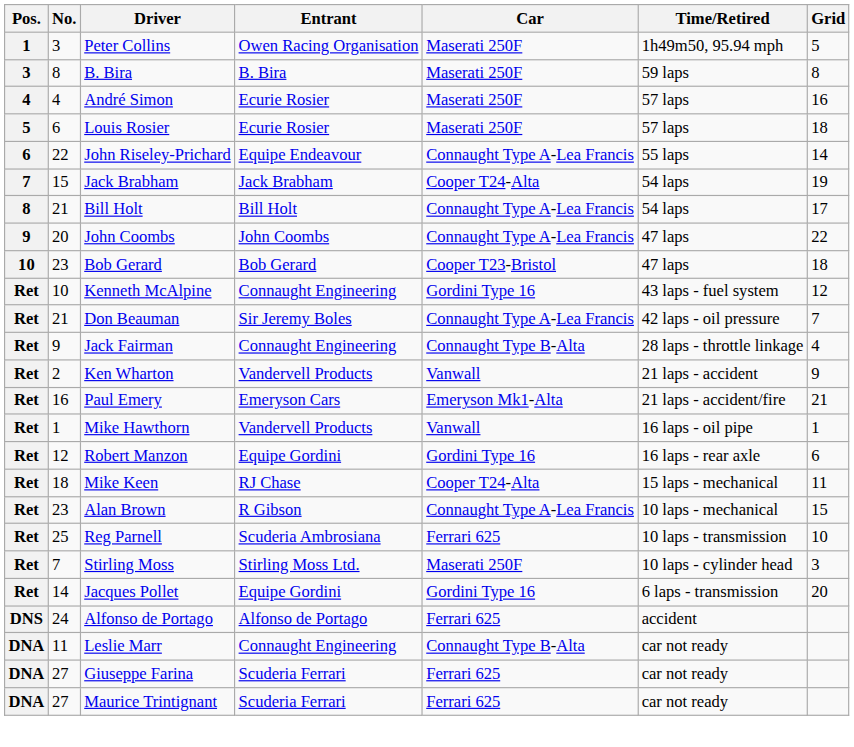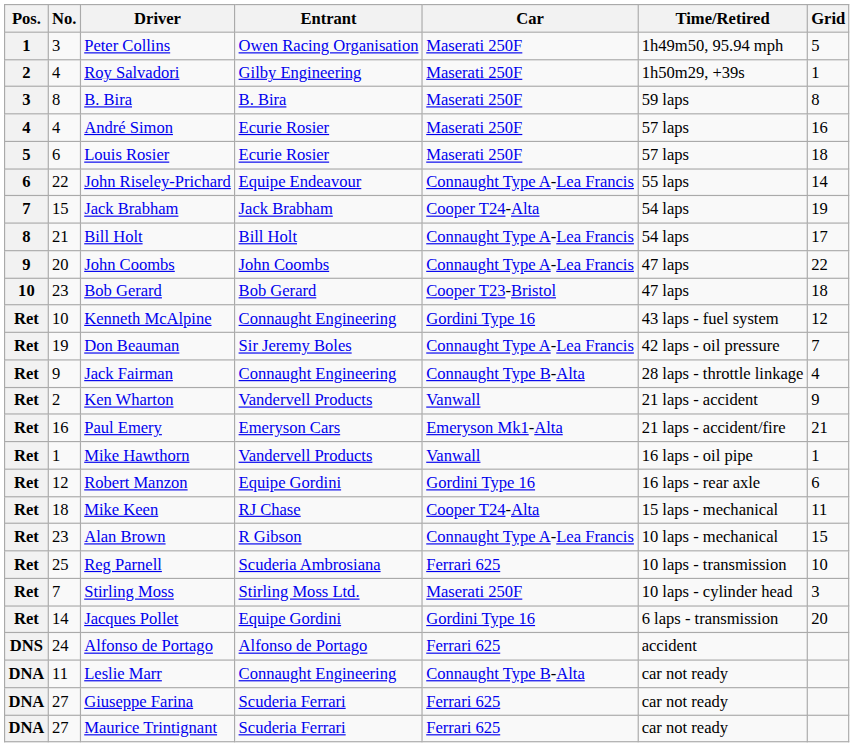+ row: (132, 73)
(60, 318) 21 -> (60, 346) 19
